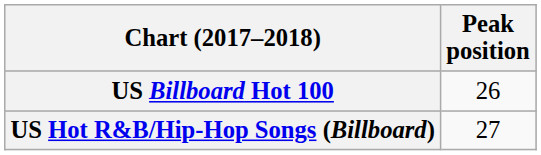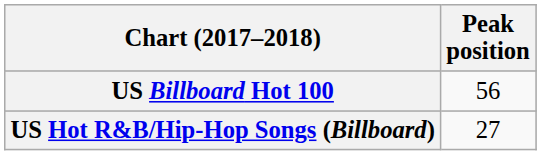(488, 90) 26 -> (488, 90) 56
